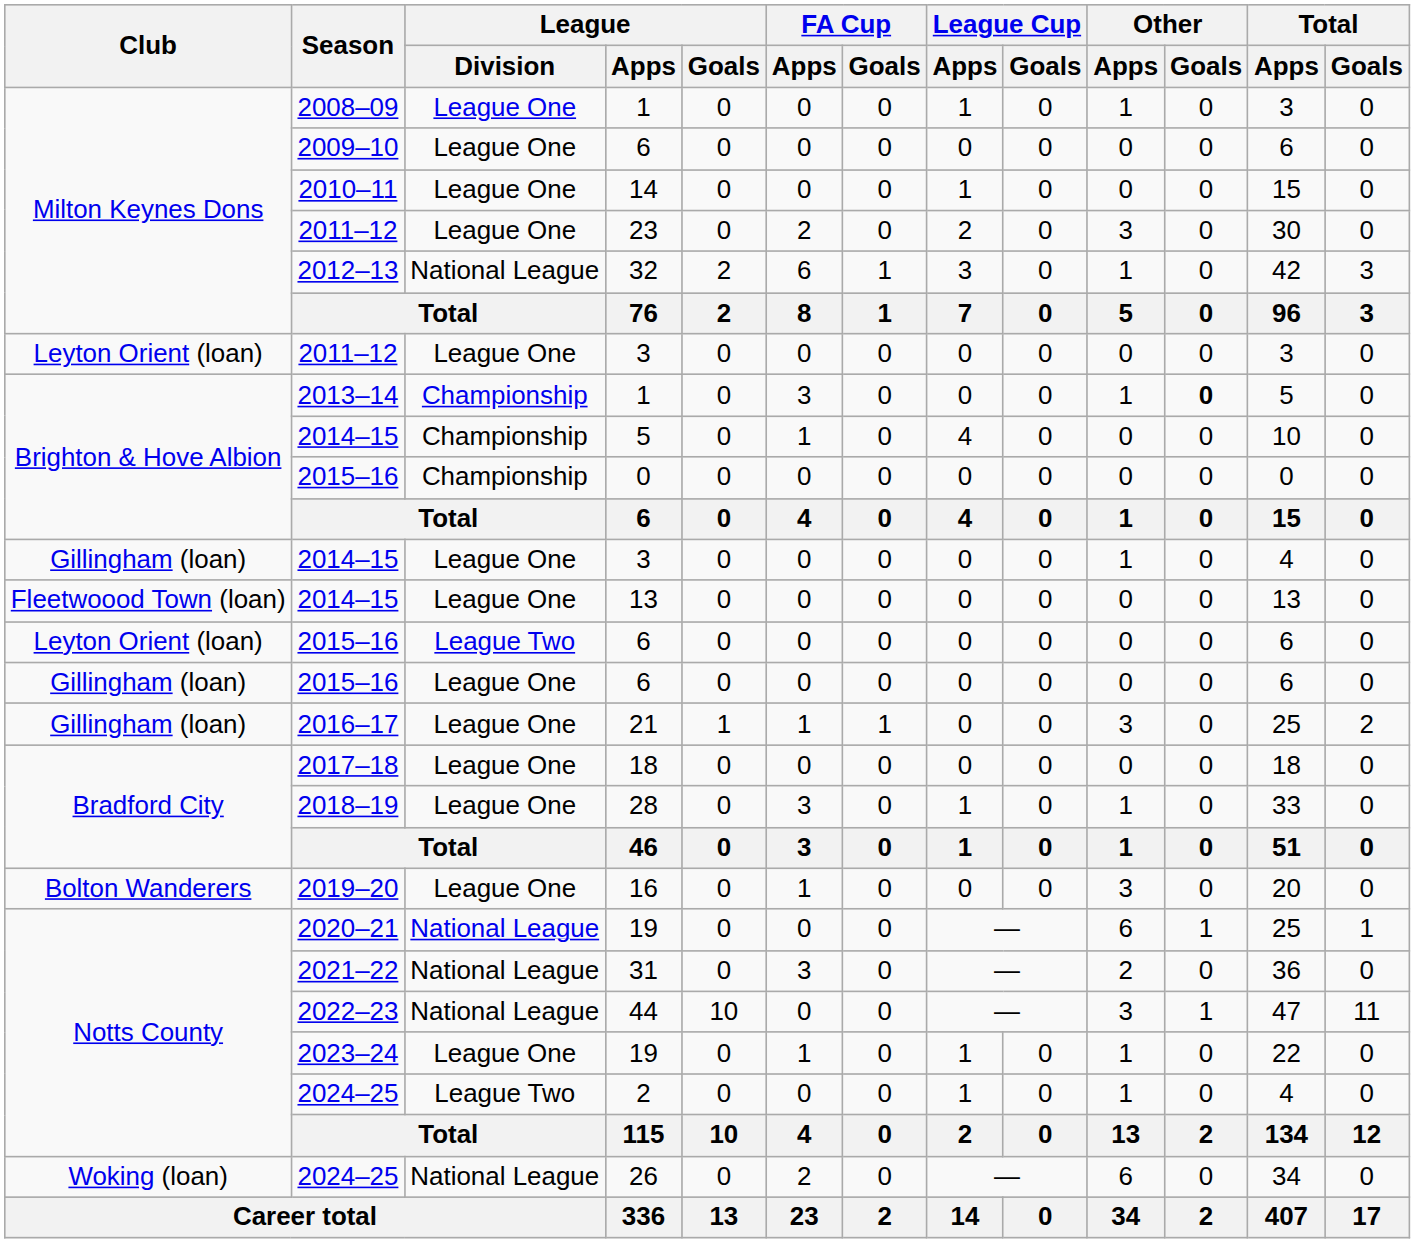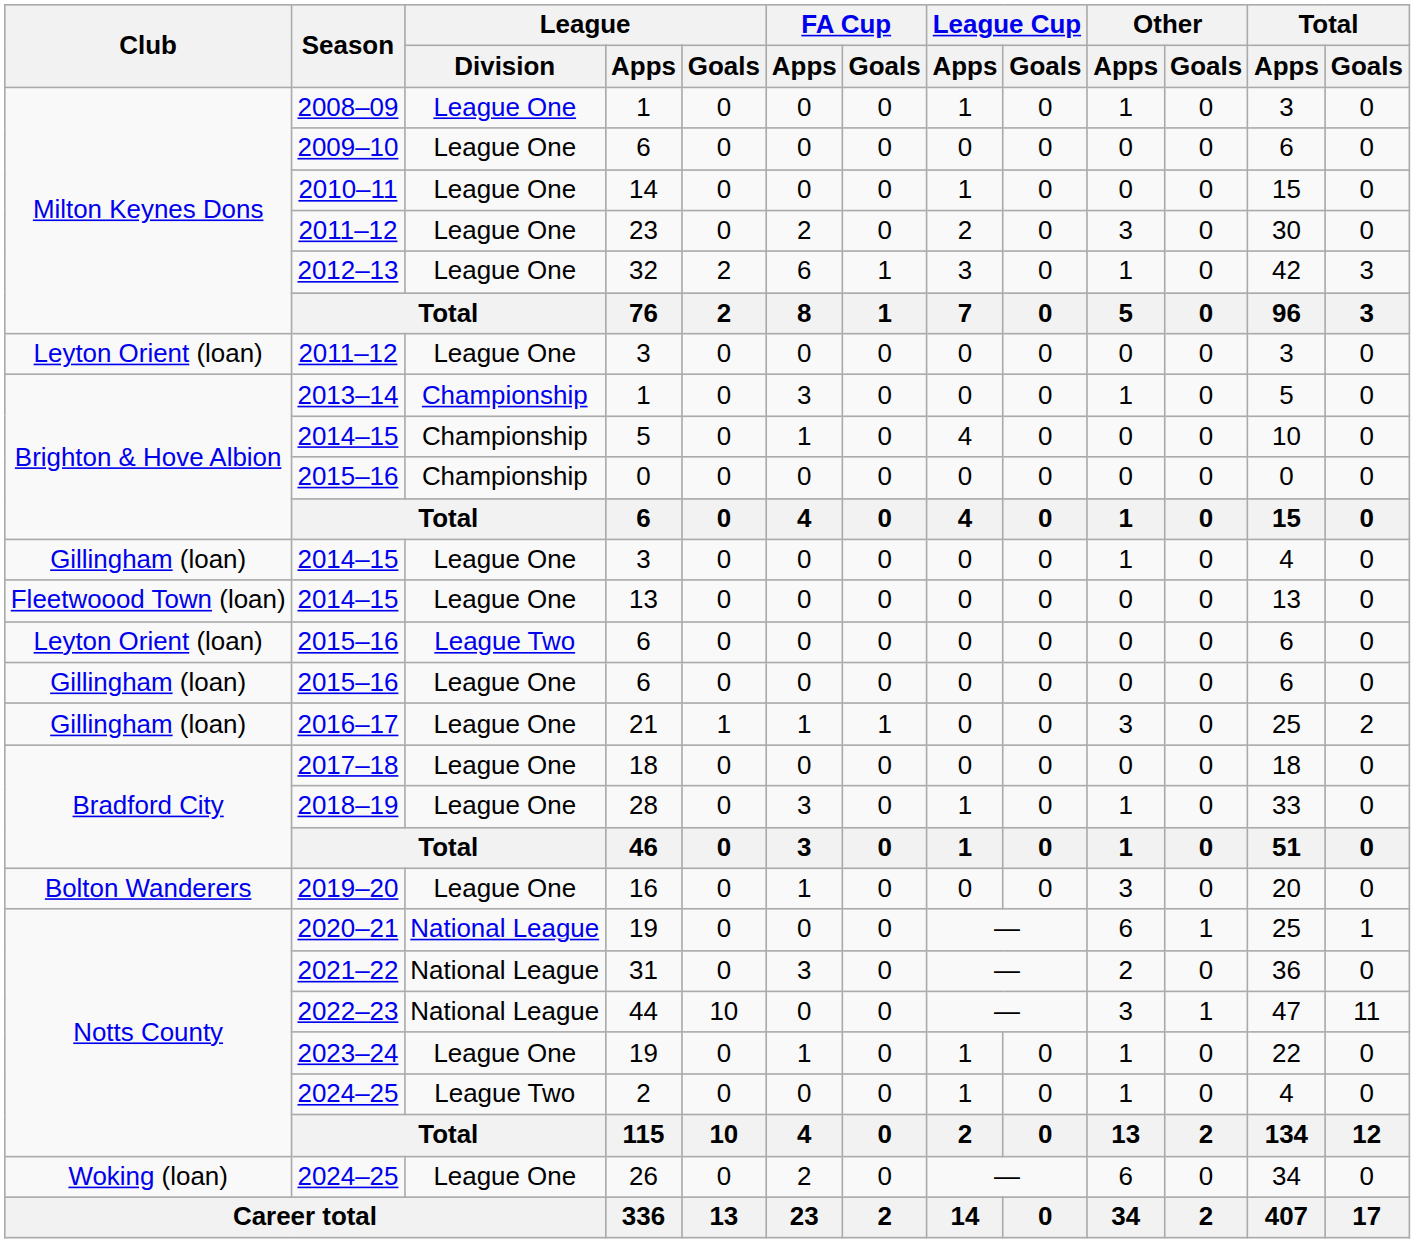(505, 271) National League -> (505, 271) League One
(1206, 395) bold -> (1206, 395) normal
(505, 1176) National League -> (505, 1176) League One
